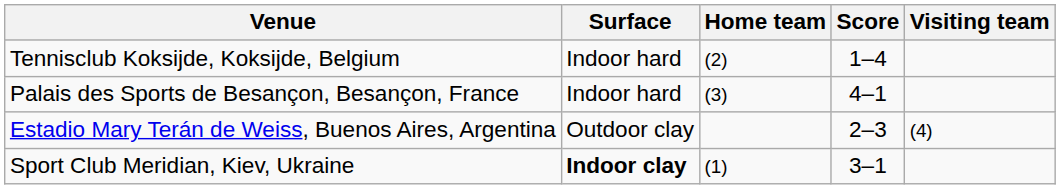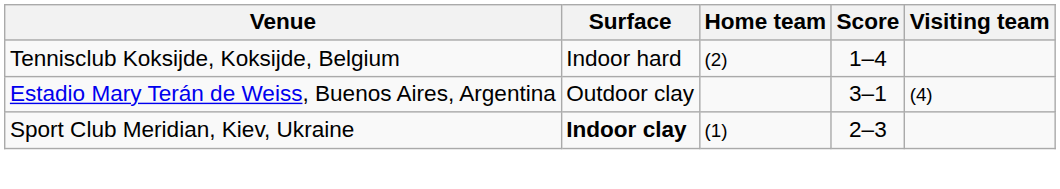- row: (264, 93)
(868, 129) 2–3 -> (868, 93) 3–1
(868, 165) 3–1 -> (868, 129) 2–3
